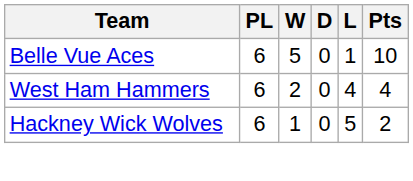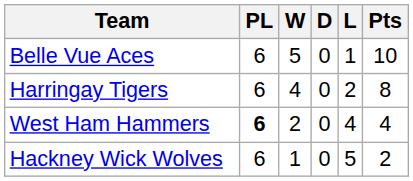+ row: (89, 90)
(259, 90) normal -> (259, 124) bold
